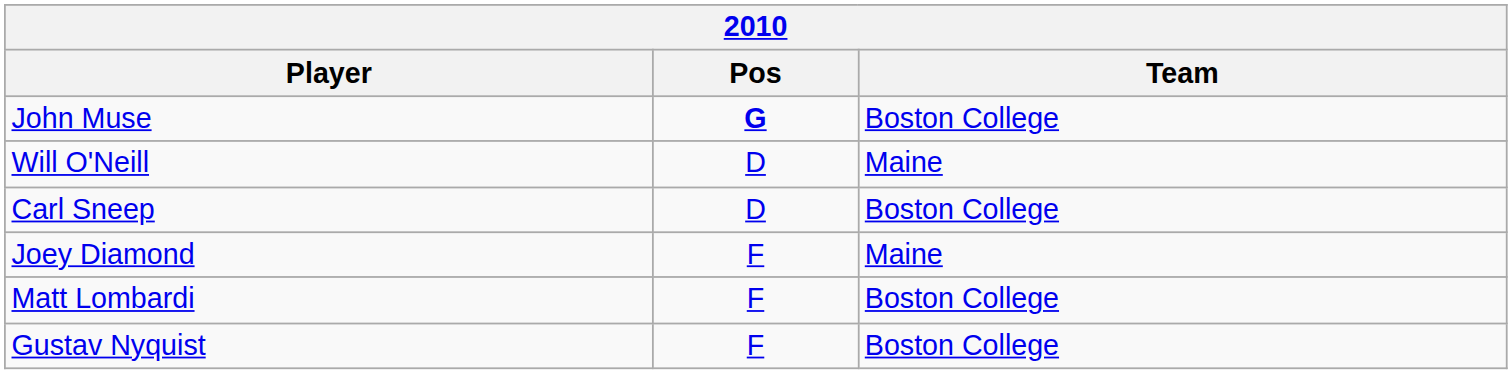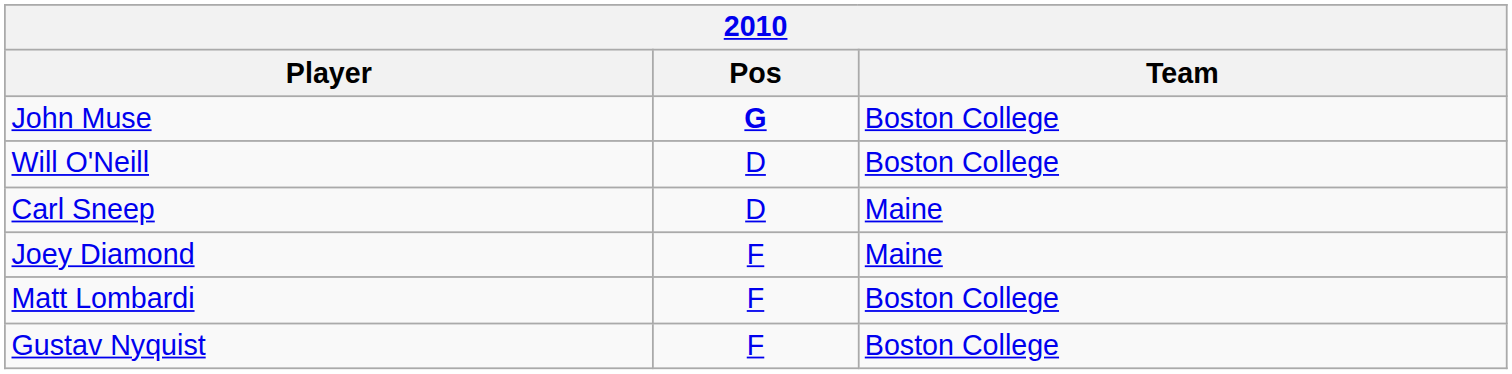(904, 163) Maine -> (962, 163) Boston College
(962, 208) Boston College -> (904, 208) Maine
